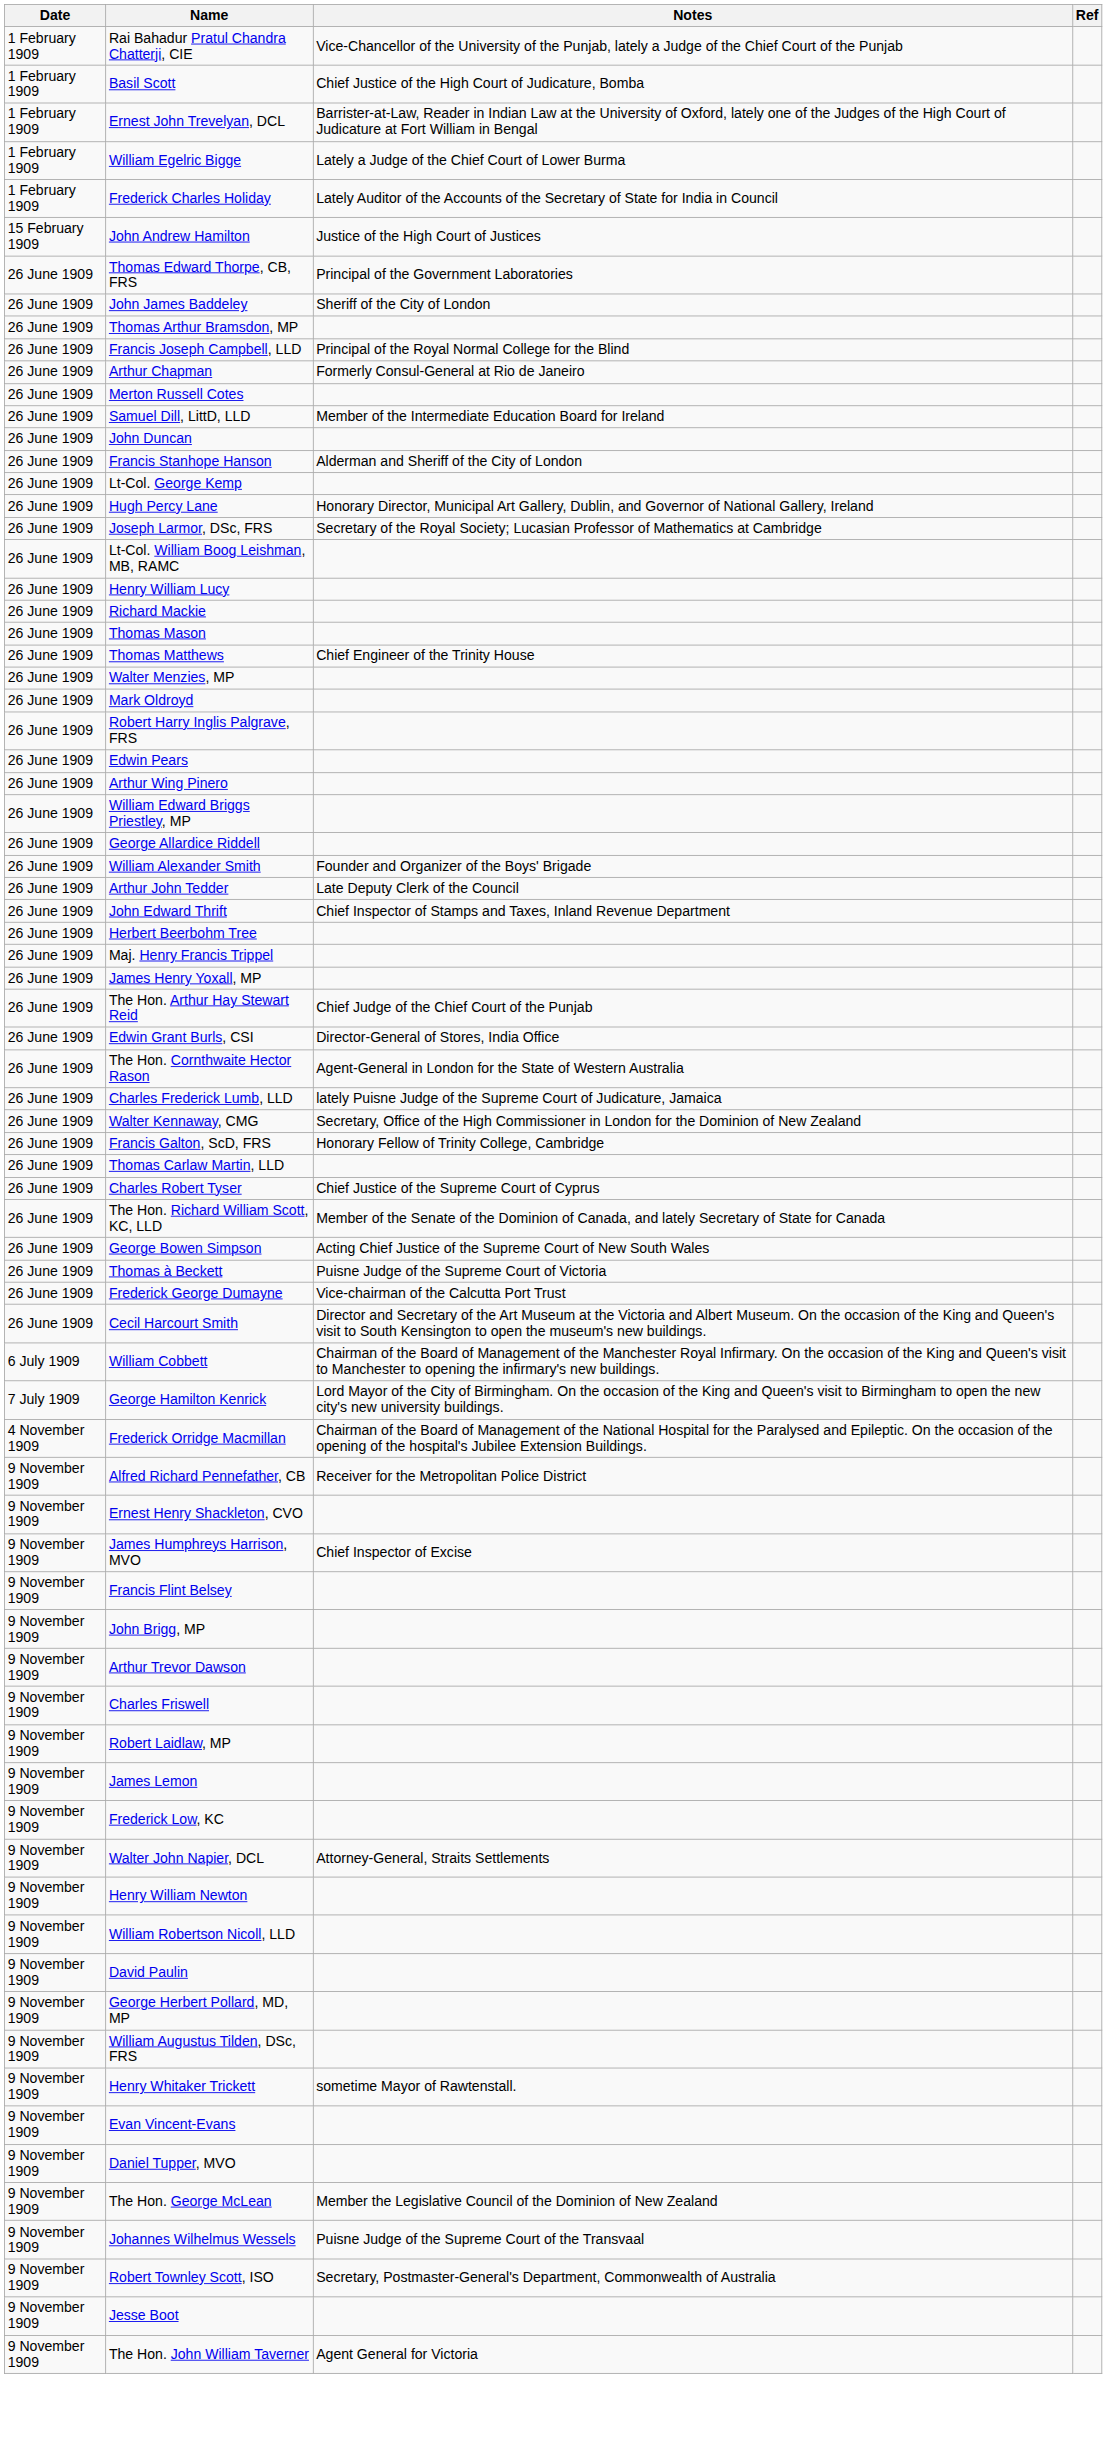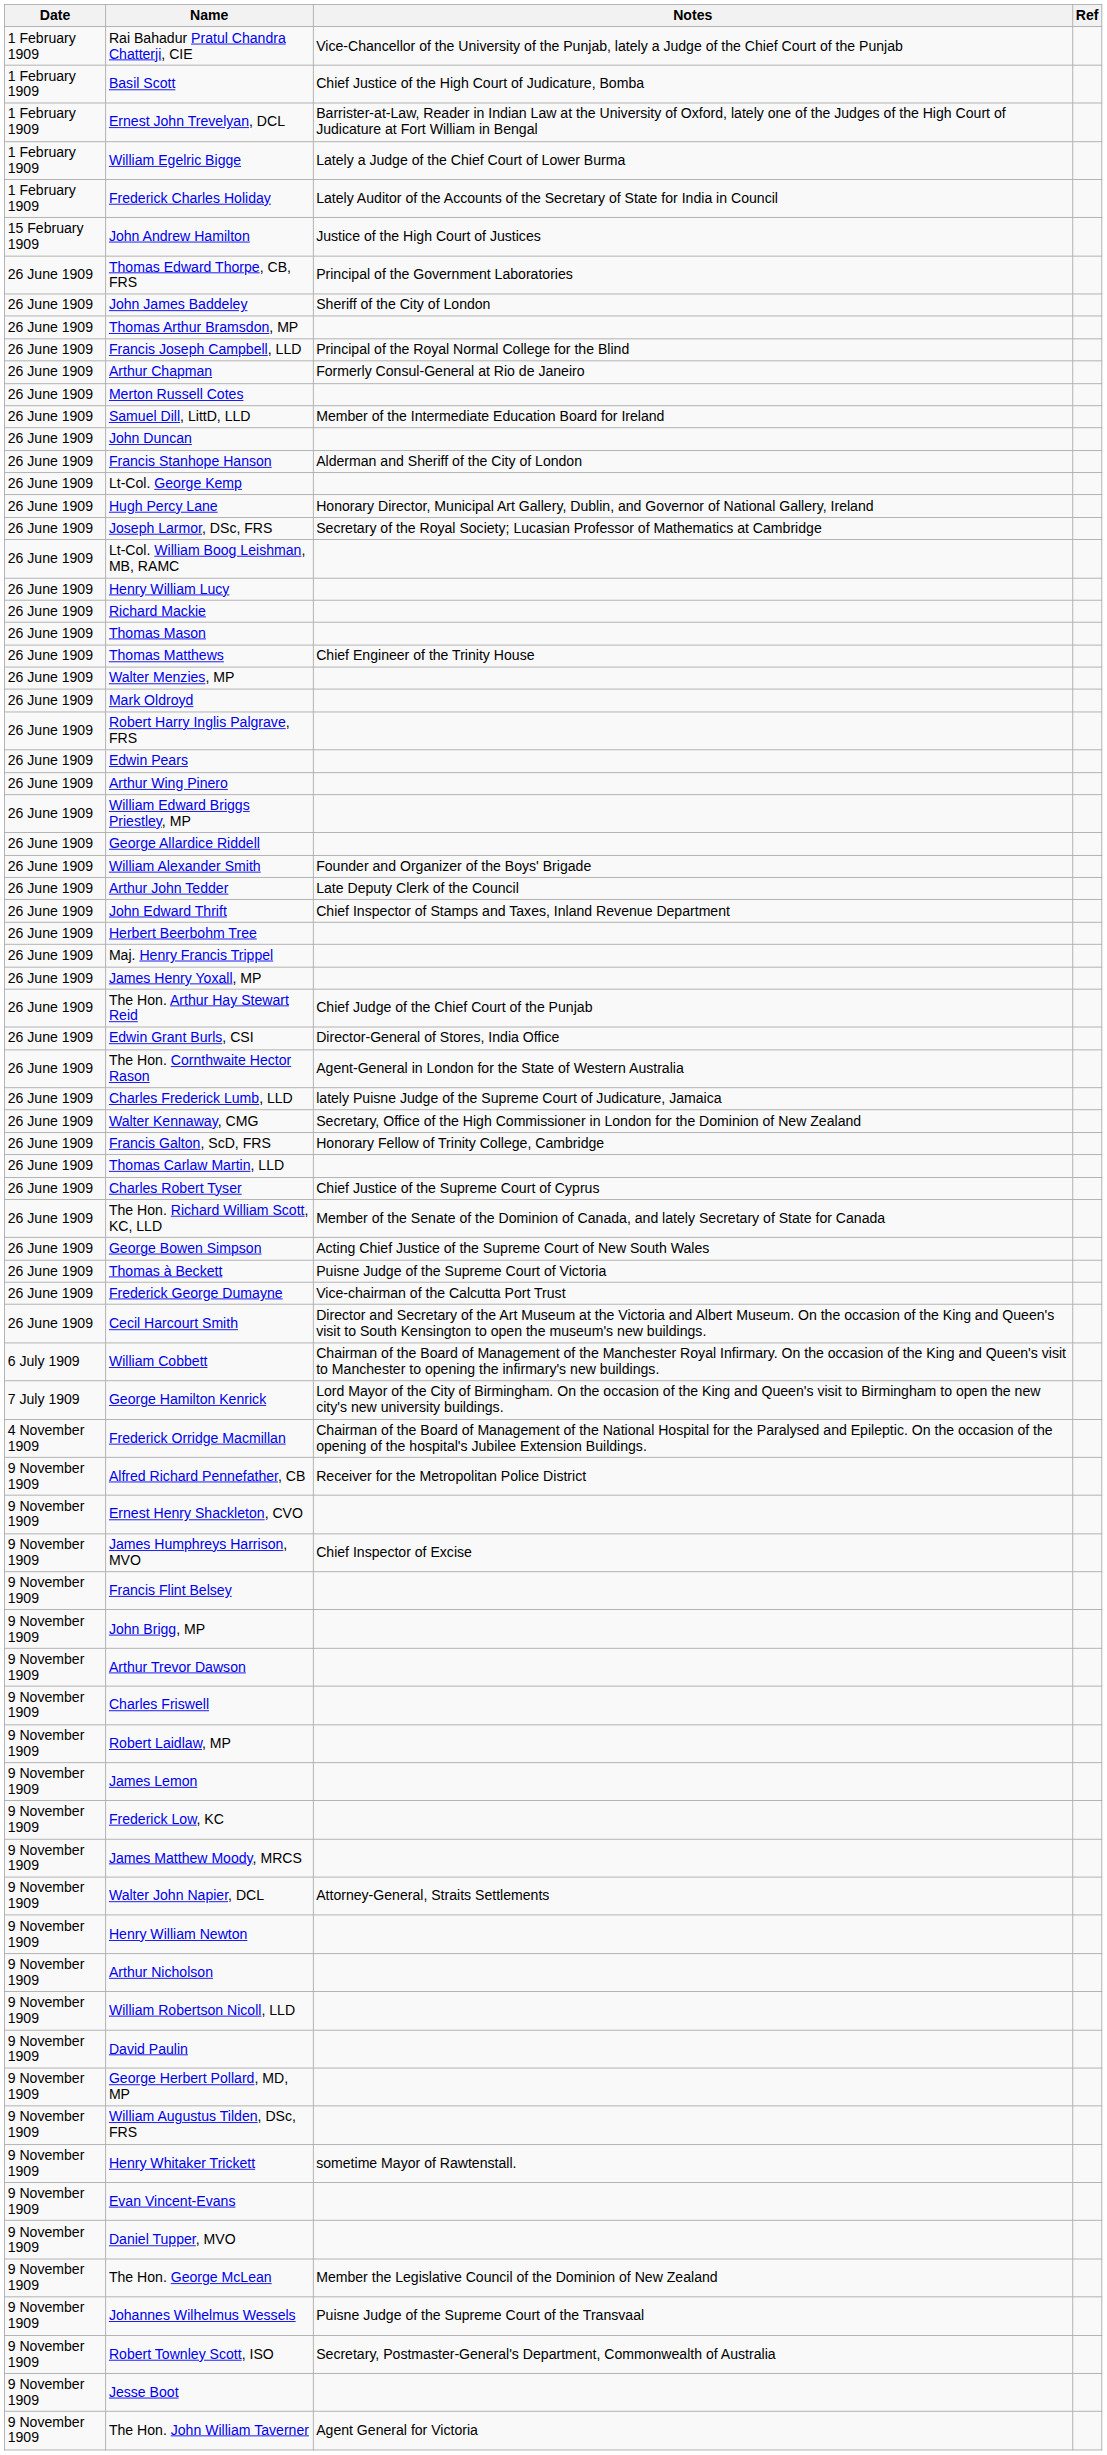+ row: (205, 1858)
+ row: (161, 1972)
